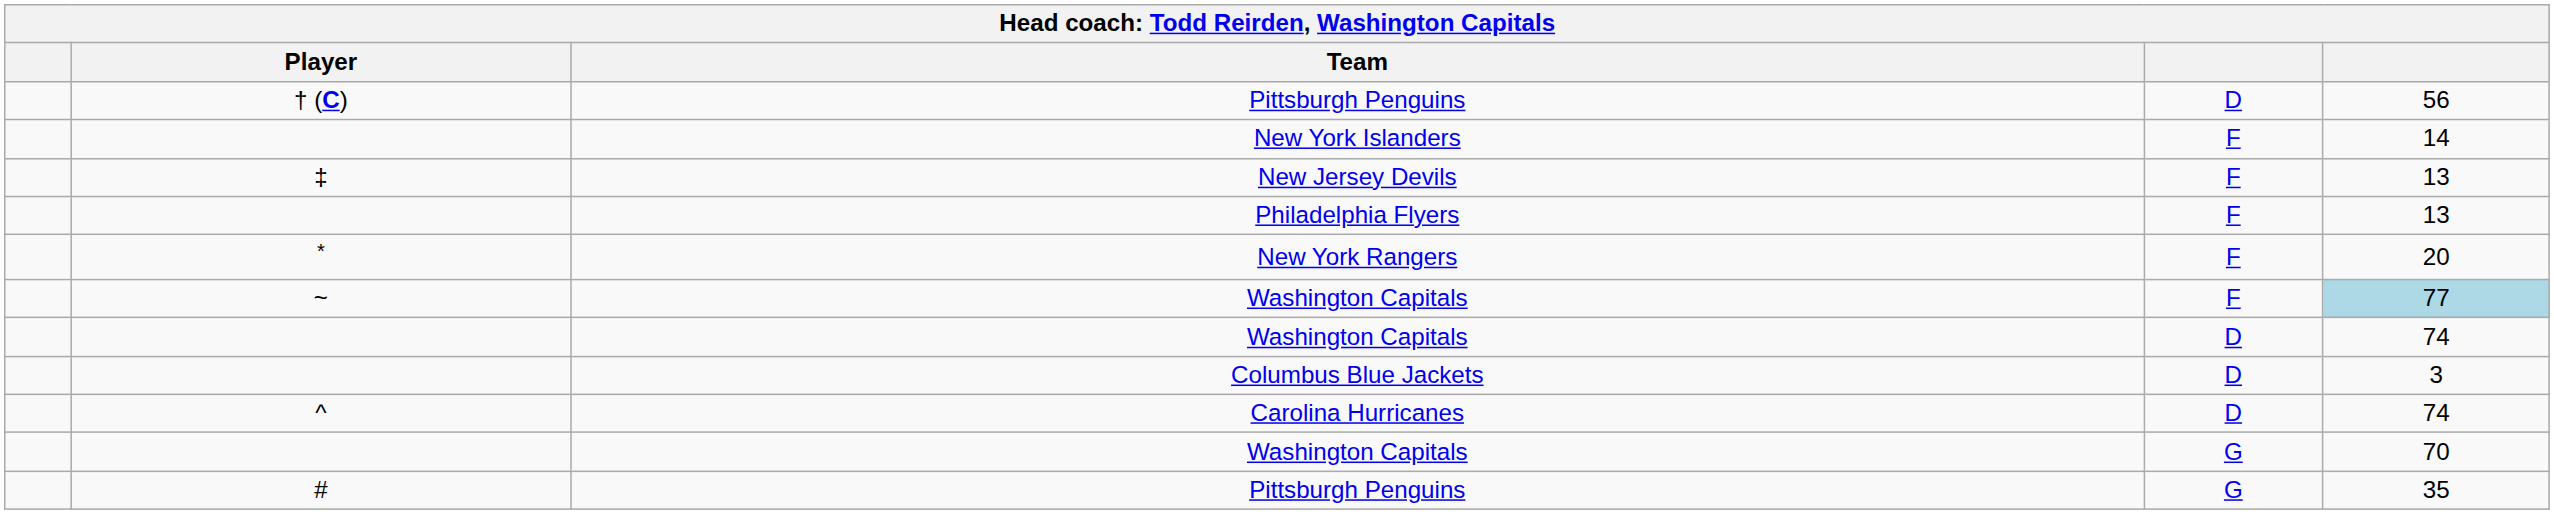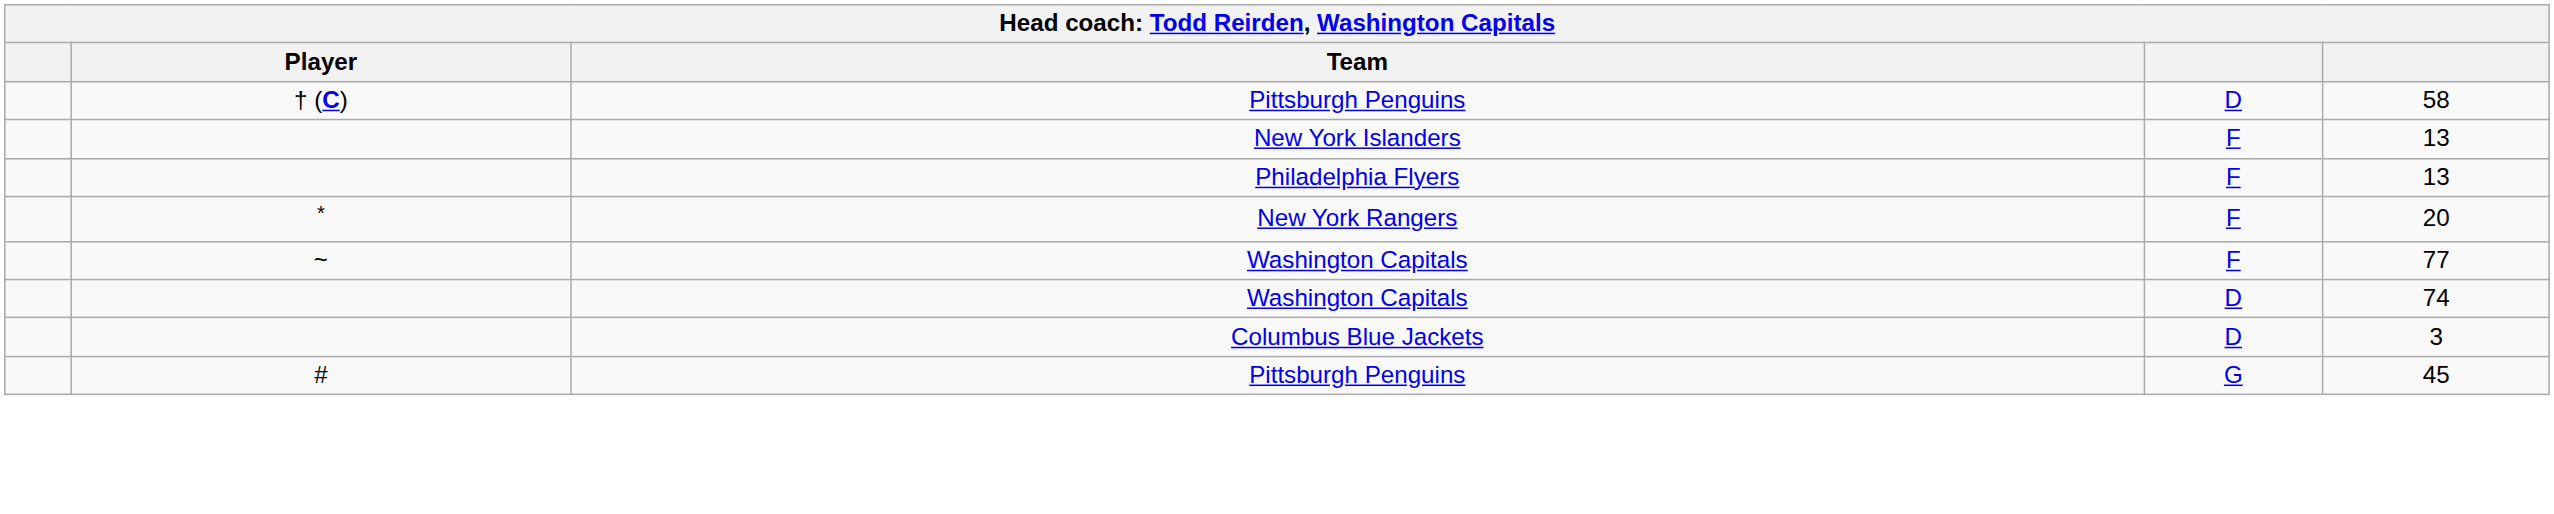(2436, 100) 56 -> (2436, 100) 58
(2436, 138) 14 -> (2436, 138) 13
- row: (1357, 176)
(2436, 298) lightblue background -> (2436, 260) no background
- row: (1357, 413)
- row: (1357, 451)
(2436, 489) 35 -> (2436, 375) 45
